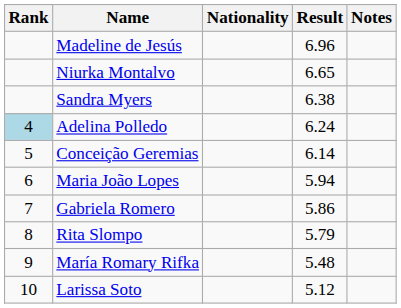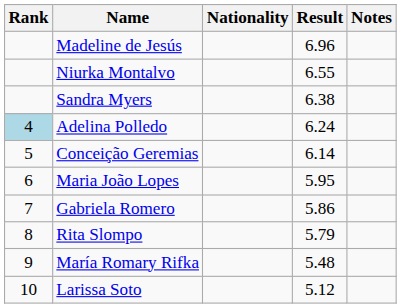(320, 72) 6.65 -> (320, 72) 6.55
(320, 180) 5.94 -> (320, 180) 5.95
